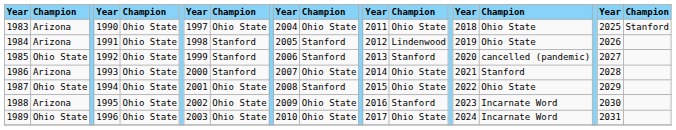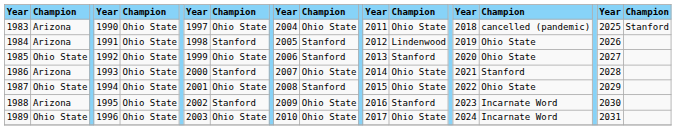(508, 27) Ohio State -> (536, 27) cancelled (pandemic)
(234, 57) Stanford -> (239, 57) Ohio State
(536, 57) cancelled (pandemic) -> (508, 57) Ohio State
(239, 103) Ohio State -> (234, 103) Stanford
